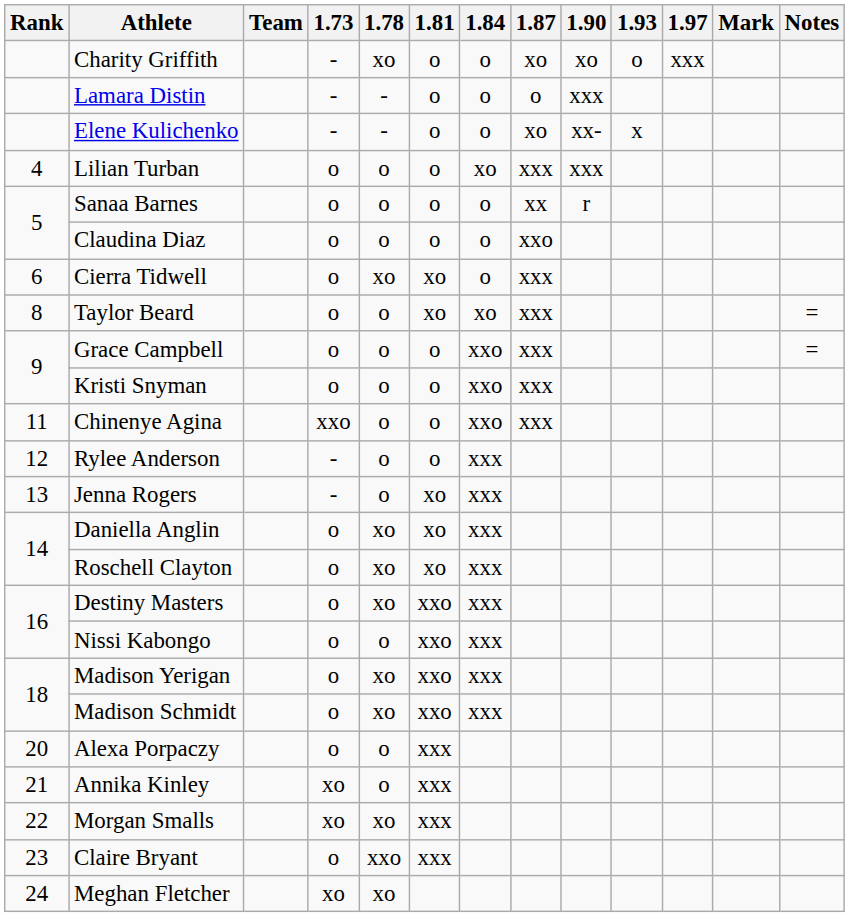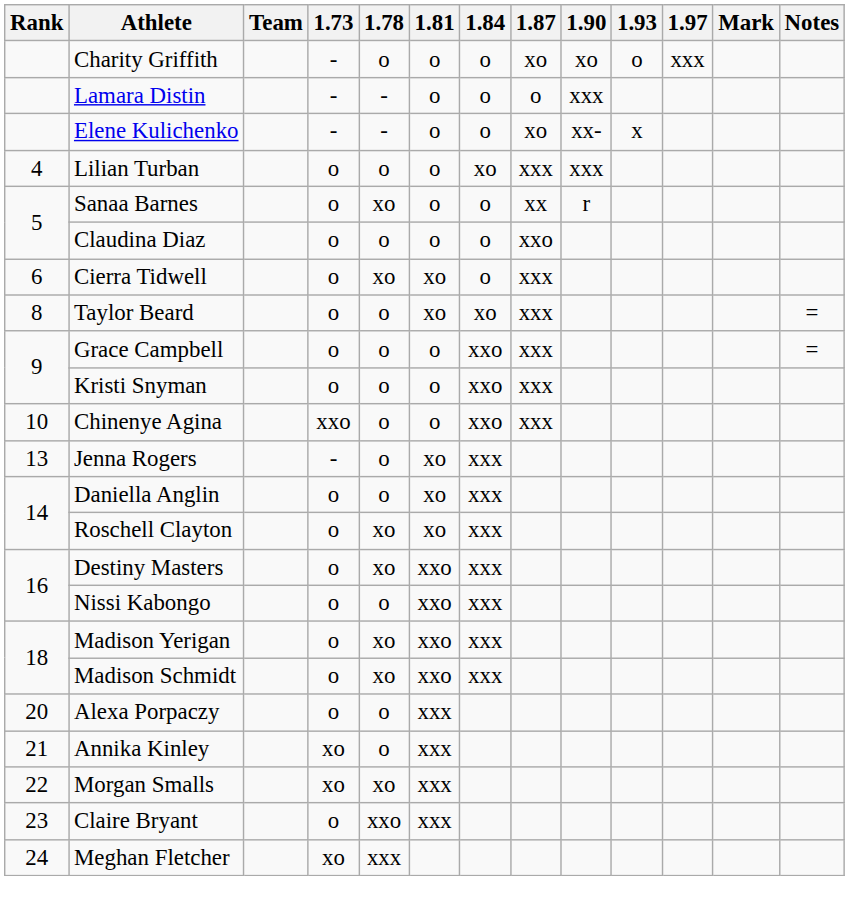(384, 58) xo -> (384, 58) o
(384, 204) o -> (384, 204) xo
(37, 421) 11 -> (37, 421) 10
- row: (147, 458)
(384, 530) xo -> (384, 494) o
(384, 893) xo -> (384, 857) xxx
